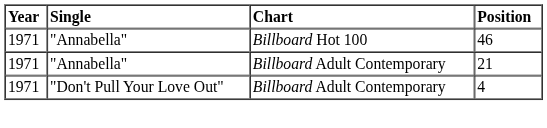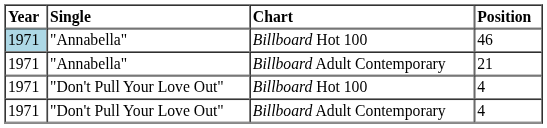(24, 40) no background -> (24, 40) lightblue background
+ row: (310, 87)
